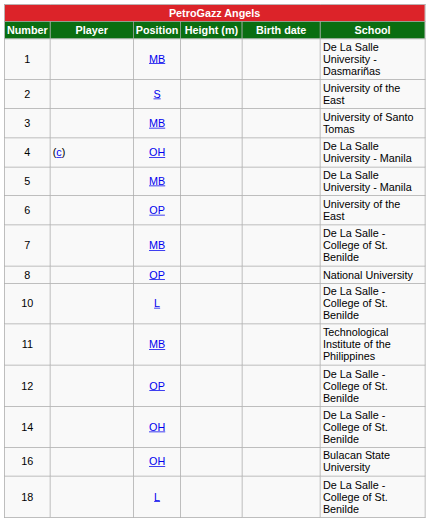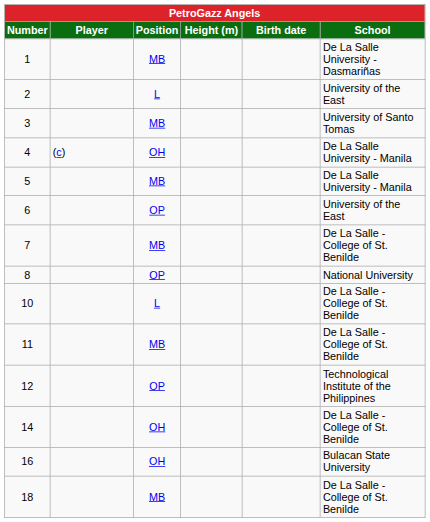(157, 94) S -> (157, 94) L
(357, 345) Technological Institute of the Philippines -> (355, 345) De La Salle - College of St. Benilde
(355, 386) De La Salle - College of St. Benilde -> (357, 386) Technological Institute of the Philippines
(157, 497) L -> (157, 497) MB
